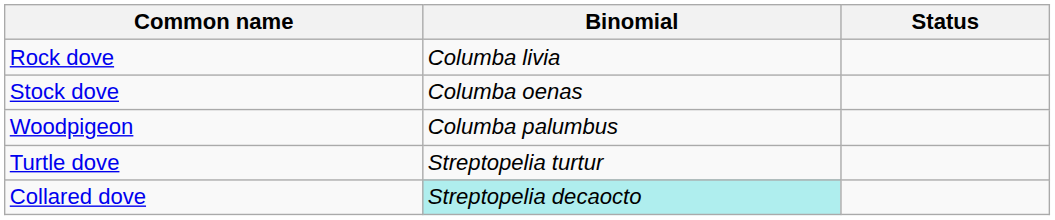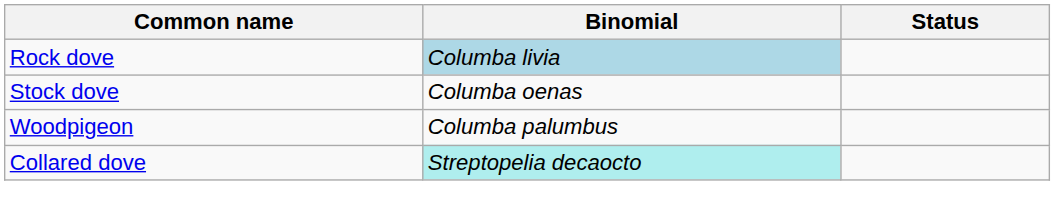(494, 57) no background -> (494, 57) lightblue background
- row: (65, 162)
